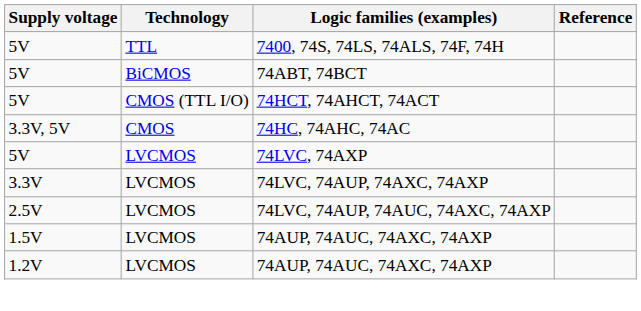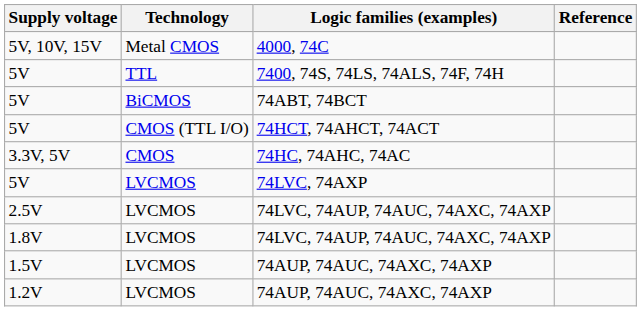+ row: (55, 45)
- row: (26, 182)
+ row: (26, 237)
